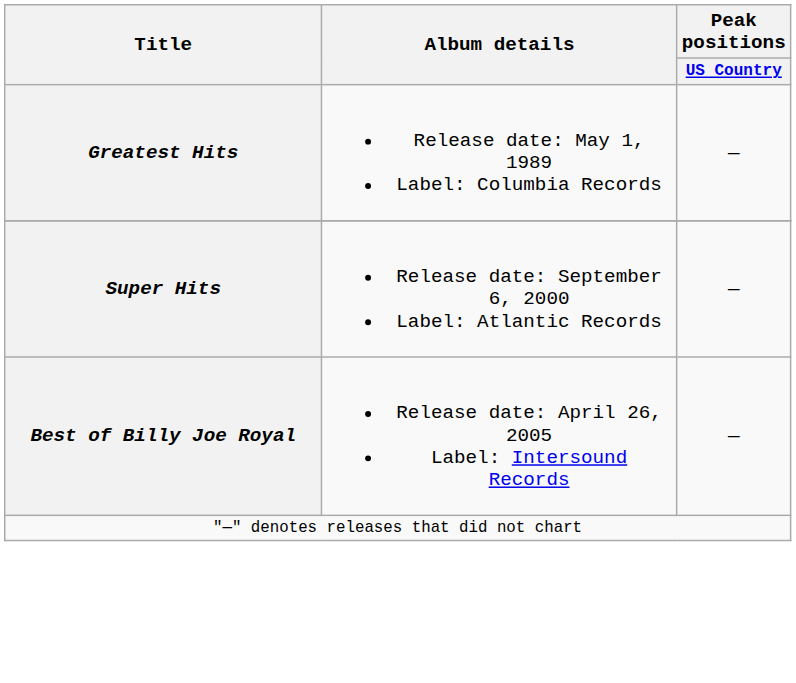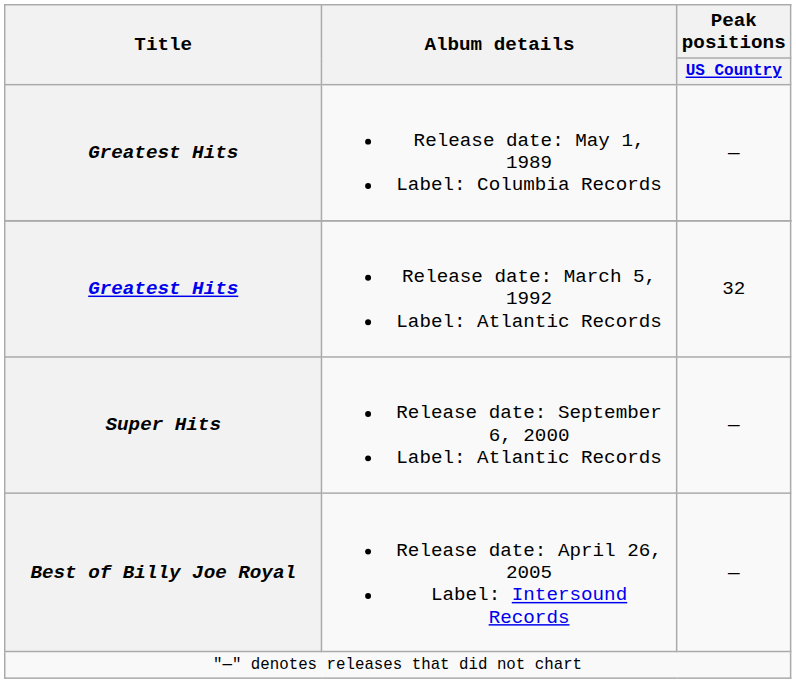+ row: (499, 300)
